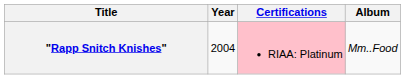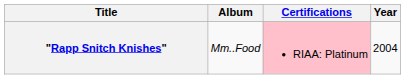columns swapped: (223, 13) <-> (373, 13)
